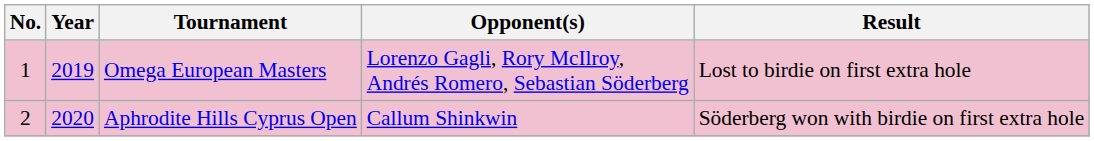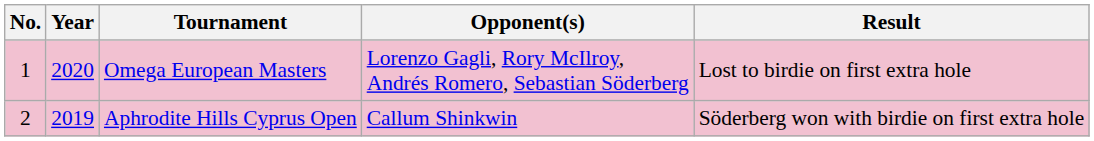(73, 70) 2019 -> (73, 70) 2020
(73, 118) 2020 -> (73, 118) 2019
